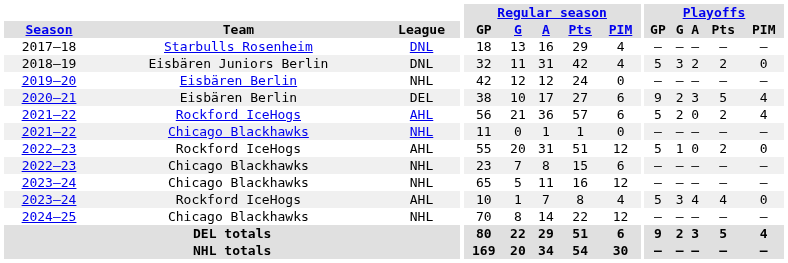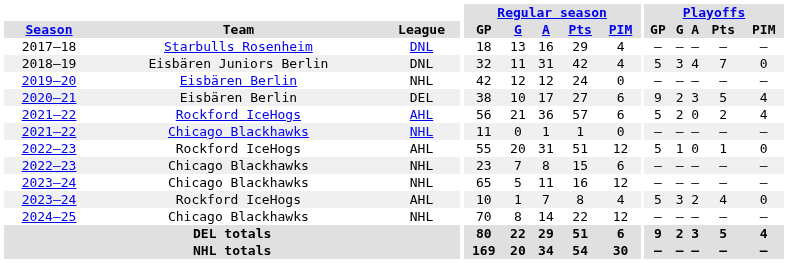(695, 64) 2 -> (695, 64) 4
(723, 64) 2 -> (723, 64) 7
(723, 148) 2 -> (723, 148) 1
(695, 200) 4 -> (695, 200) 2
